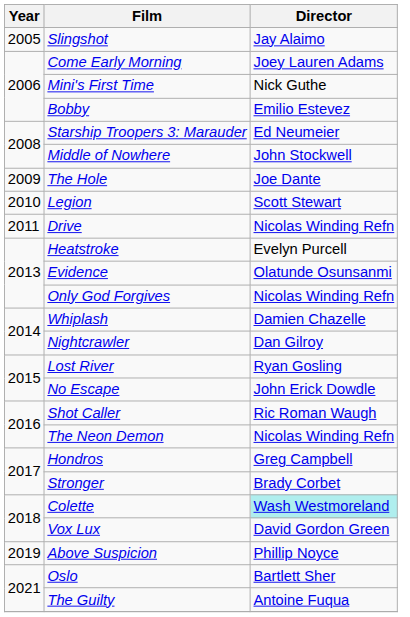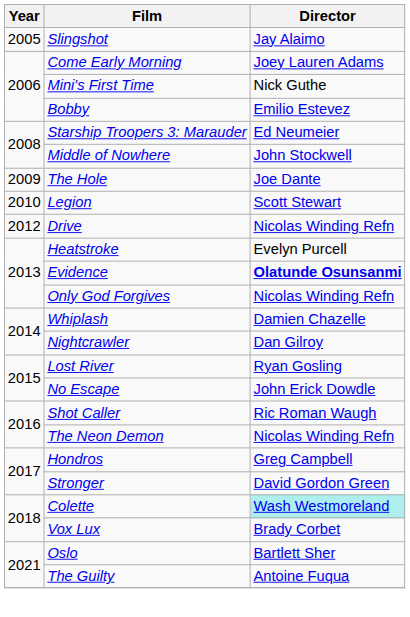(24, 226) 2011 -> (24, 226) 2012
(323, 272) normal -> (328, 272) bold
(297, 483) Brady Corbet -> (321, 483) David Gordon Green
(321, 529) David Gordon Green -> (297, 529) Brady Corbet
- row: (102, 553)
